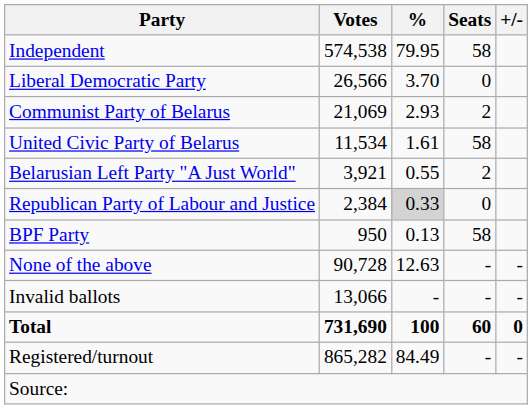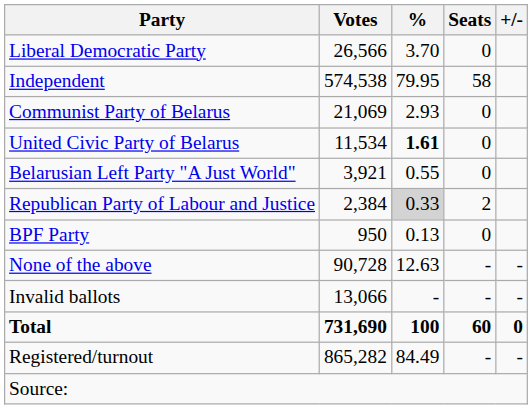rows swapped: (57, 50) <-> (107, 81)
(486, 111) 2 -> (486, 111) 0
(422, 142) normal -> (422, 142) bold
(482, 142) 58 -> (486, 142) 0
(486, 173) 2 -> (486, 173) 0
(486, 204) 0 -> (486, 204) 2
(482, 234) 58 -> (486, 234) 0
